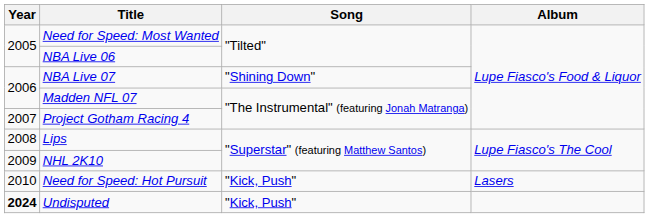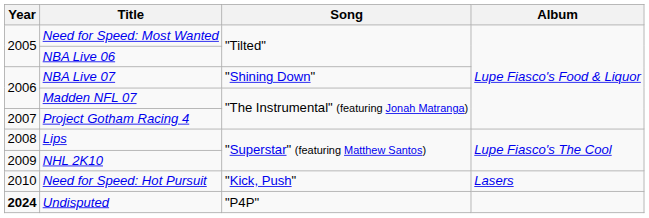(261, 202) "Kick, Push" -> (242, 202) "P4P"
